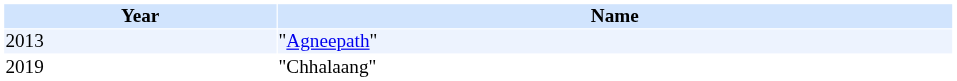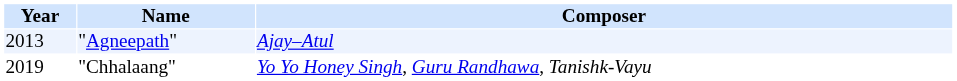+ column: (604, 16)
